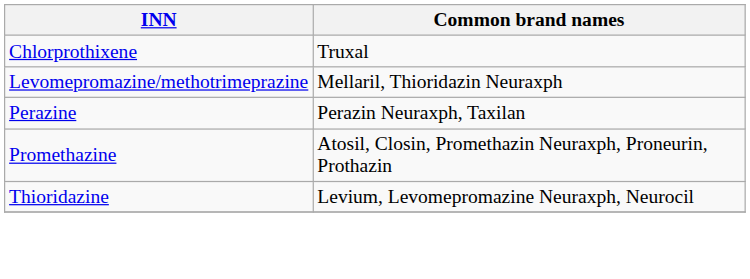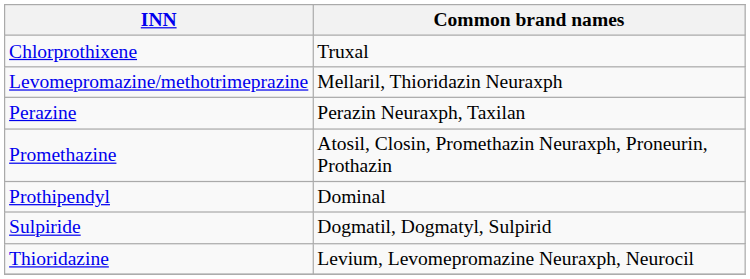+ row: (60, 196)
+ row: (45, 227)
